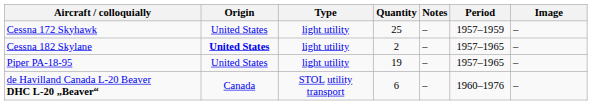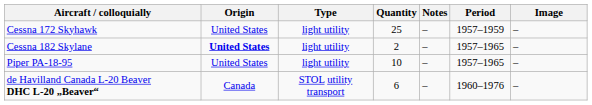(396, 63) 19 -> (396, 63) 10
